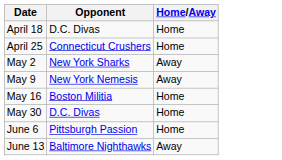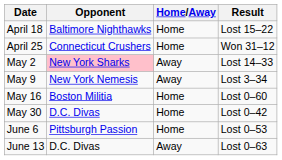+ column: (248, 12)
(74, 29) D.C. Divas -> (100, 29) Baltimore Nighthawks
(89, 63) no background -> (89, 63) pink background
(100, 146) Baltimore Nighthawks -> (74, 146) D.C. Divas
